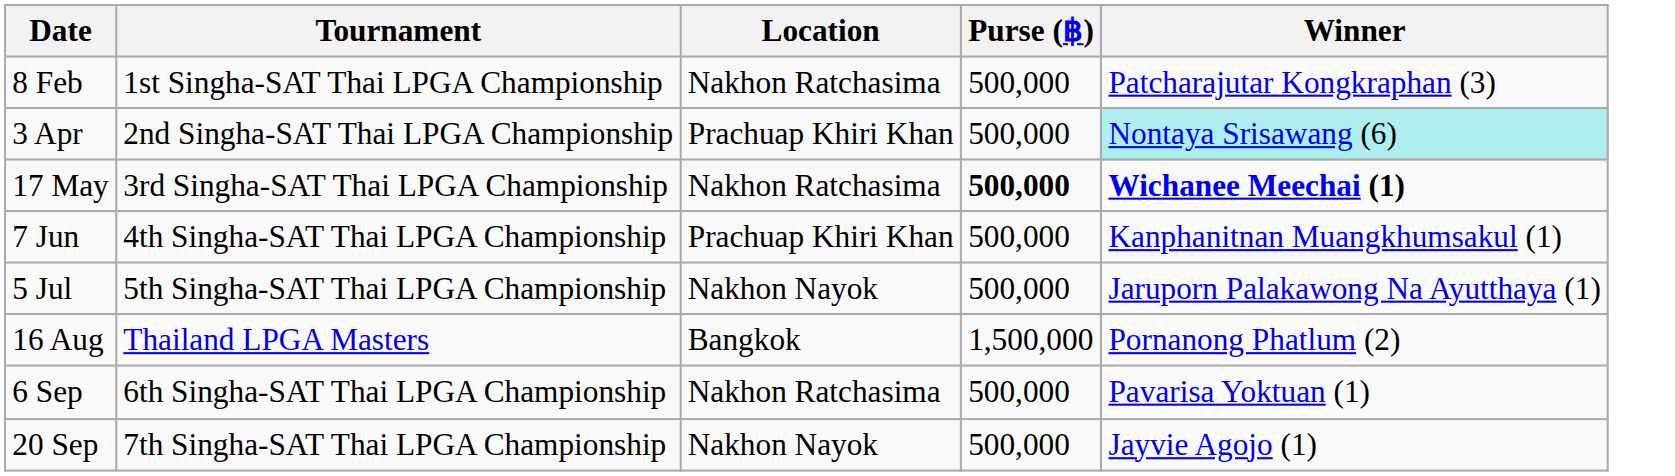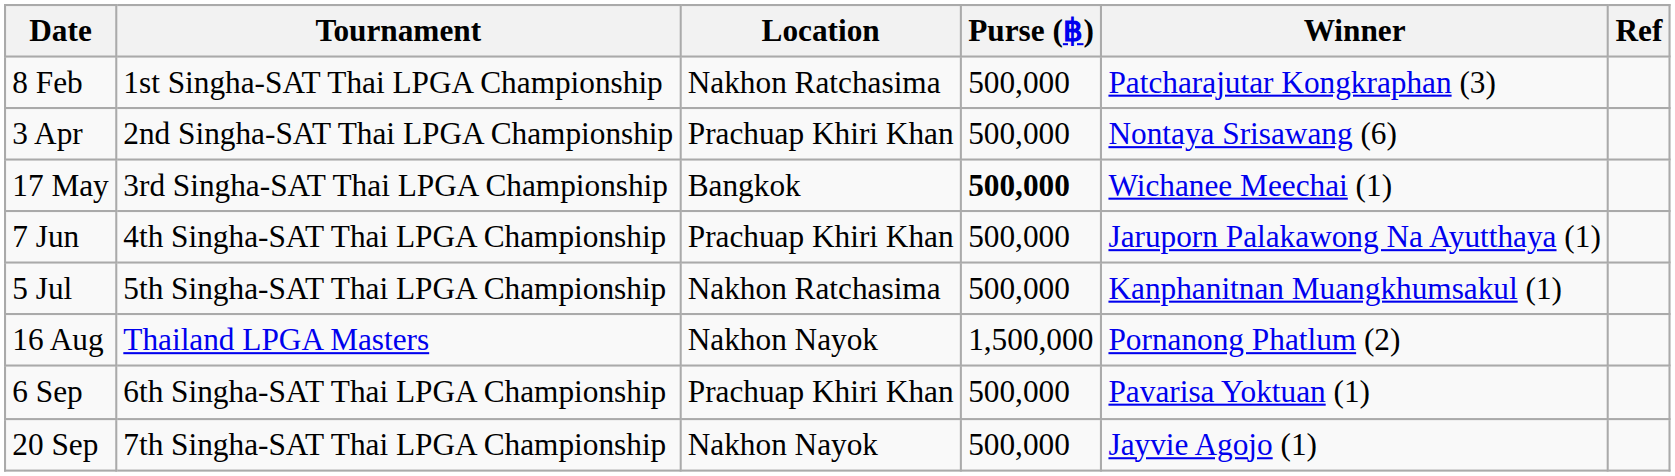+ column: (1639, 30)
(1253, 133) paleturquoise background -> (1253, 133) no background
(814, 185) Nakhon Ratchasima -> (744, 185) Bangkok
(1257, 185) bold -> (1250, 185) normal
(1335, 237) Kanphanitnan Muangkhumsakul (1) -> (1355, 237) Jaruporn Palakawong Na Ayutthaya (1)
(783, 288) Nakhon Nayok -> (814, 288) Nakhon Ratchasima
(1355, 288) Jaruporn Palakawong Na Ayutthaya (1) -> (1335, 288) Kanphanitnan Muangkhumsakul (1)
(744, 340) Bangkok -> (783, 340) Nakhon Nayok
(814, 391) Nakhon Ratchasima -> (821, 391) Prachuap Khiri Khan
